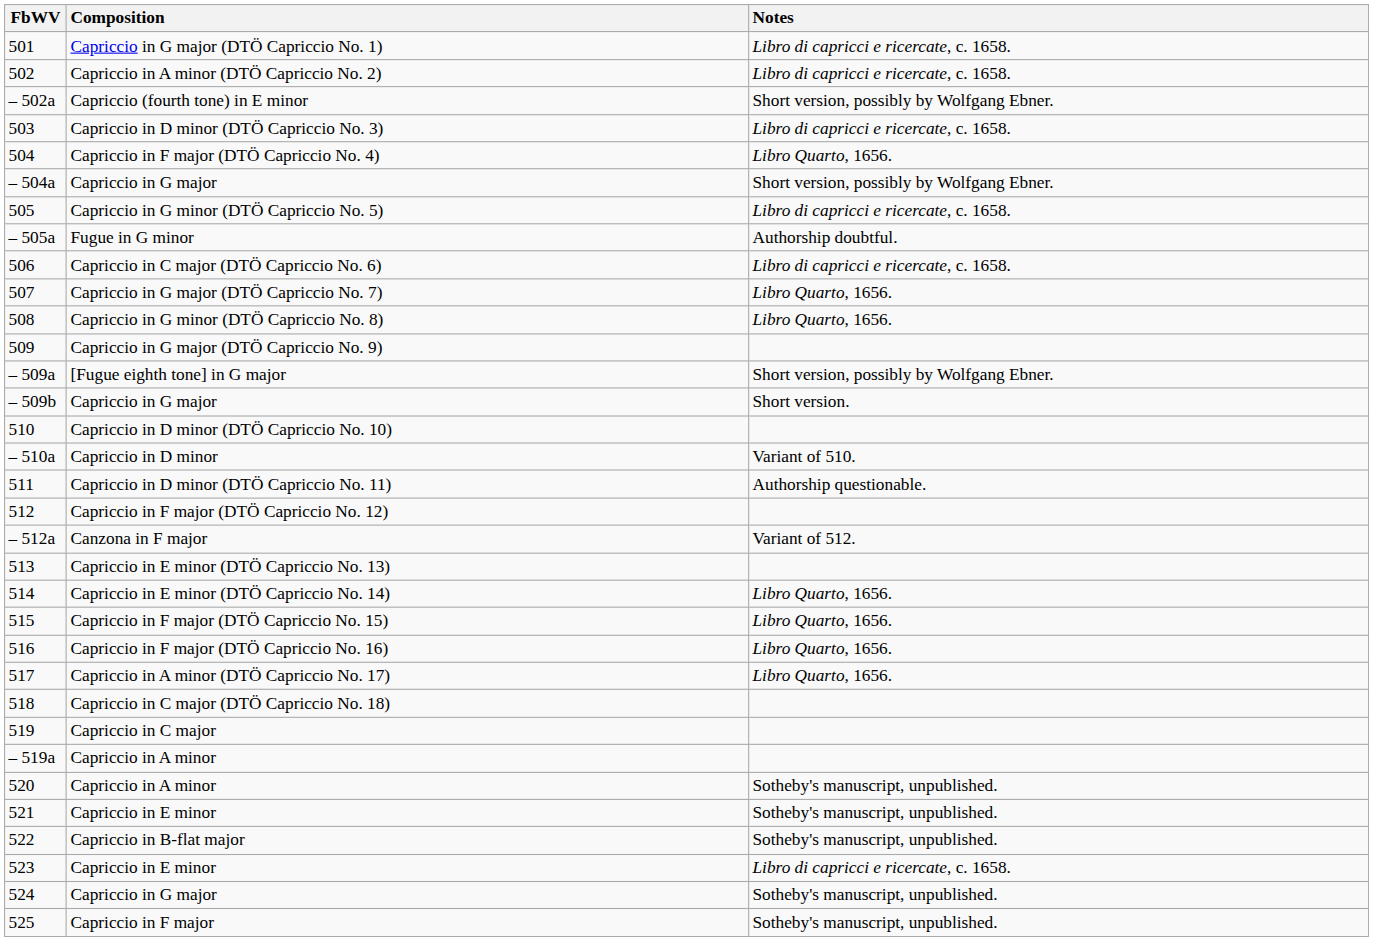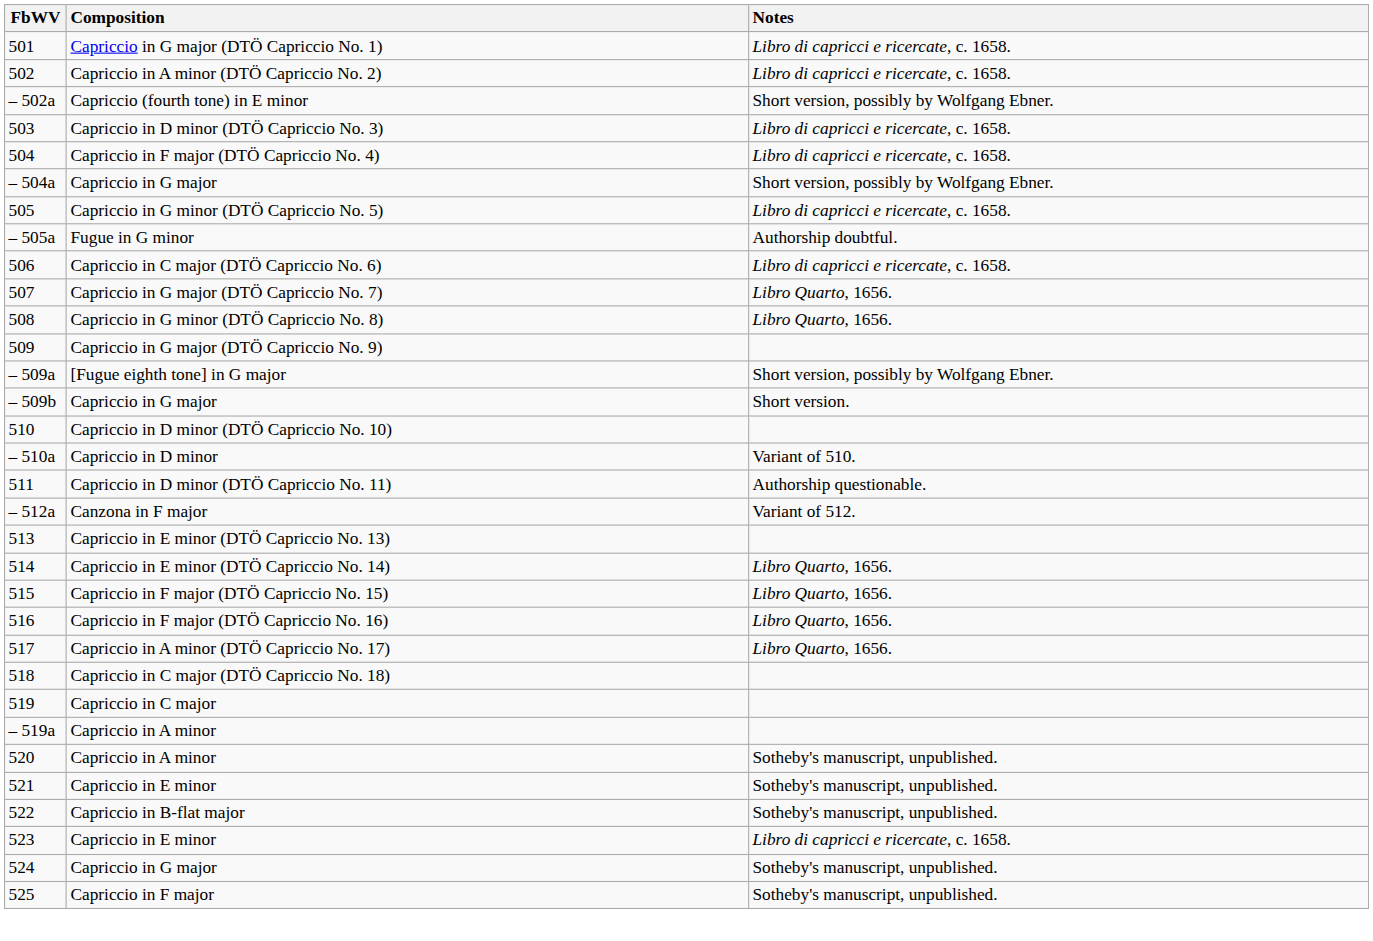(822, 155) Libro Quarto, 1656. -> (882, 155) Libro di capricci e ricercate, c. 1658.
- row: (21, 511)
